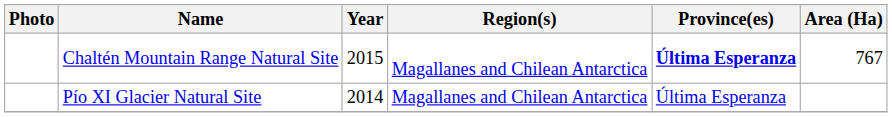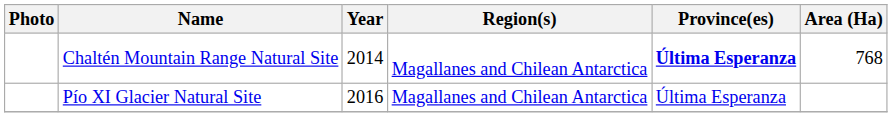(365, 58) 2015 -> (365, 58) 2014
(869, 58) 767 -> (869, 58) 768
(365, 97) 2014 -> (365, 97) 2016
